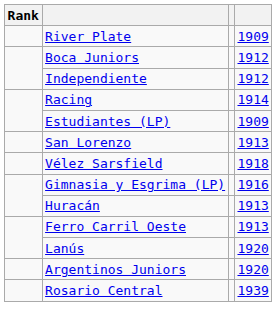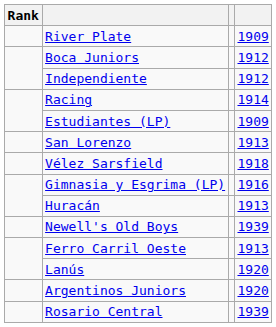+ row: (112, 227)
